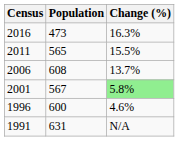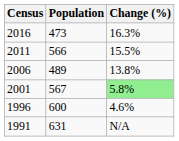(58, 51) 565 -> (58, 51) 566
(58, 70) 608 -> (58, 70) 489
(125, 70) 13.7% -> (125, 70) 13.8%
